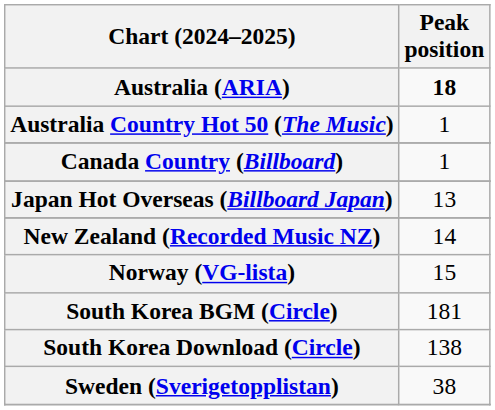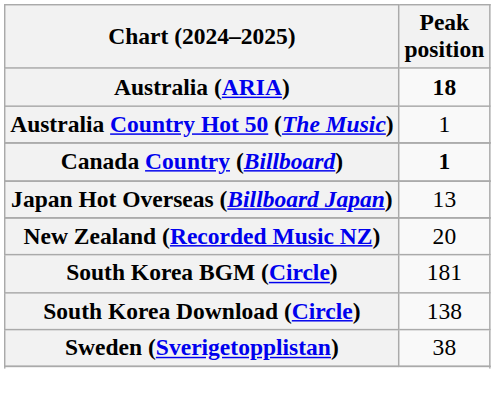(444, 161) normal -> (444, 161) bold
(444, 236) 14 -> (444, 236) 20
- row: (202, 273)
